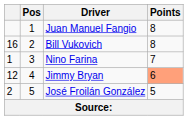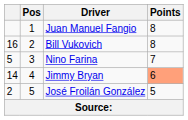(9, 60) 1 -> (9, 60) 5
(12, 76) 12 -> (12, 76) 14
